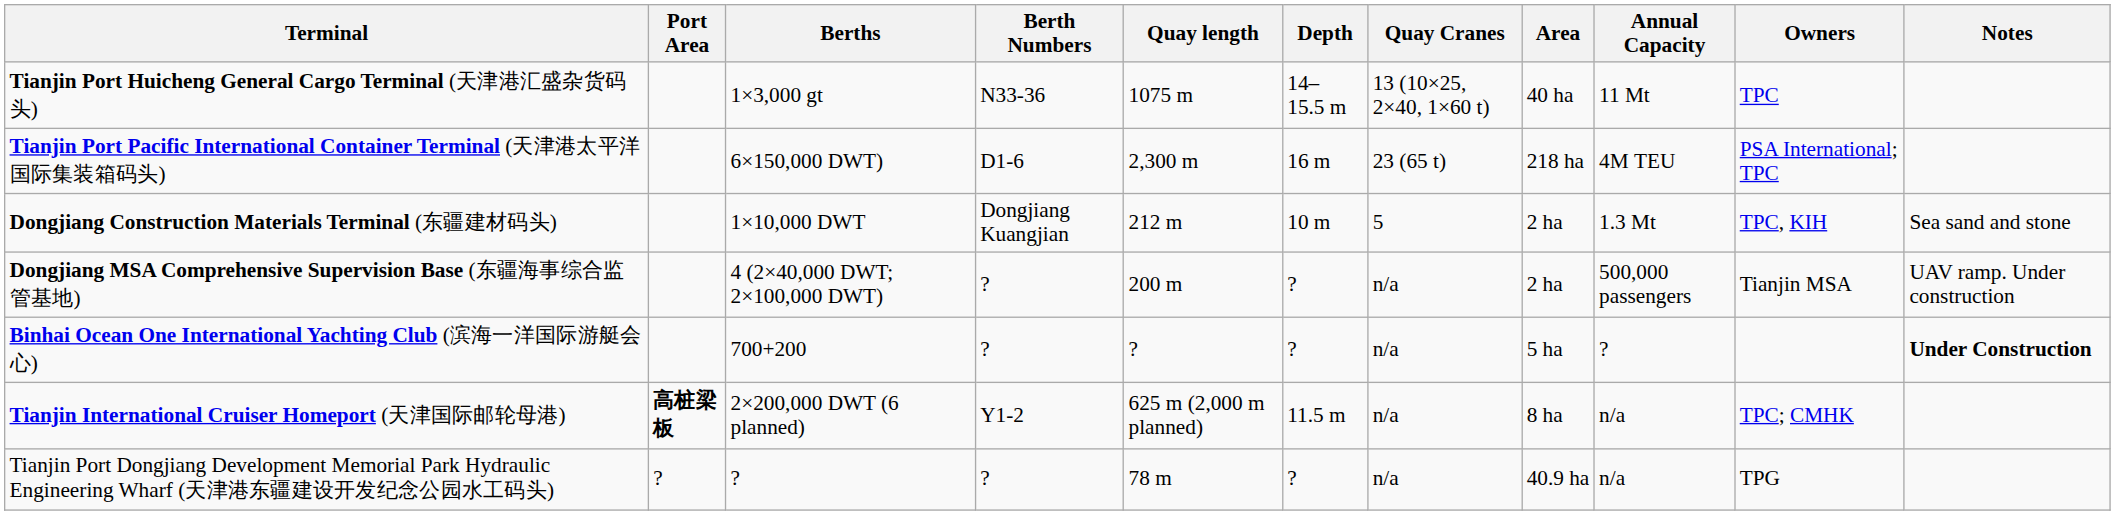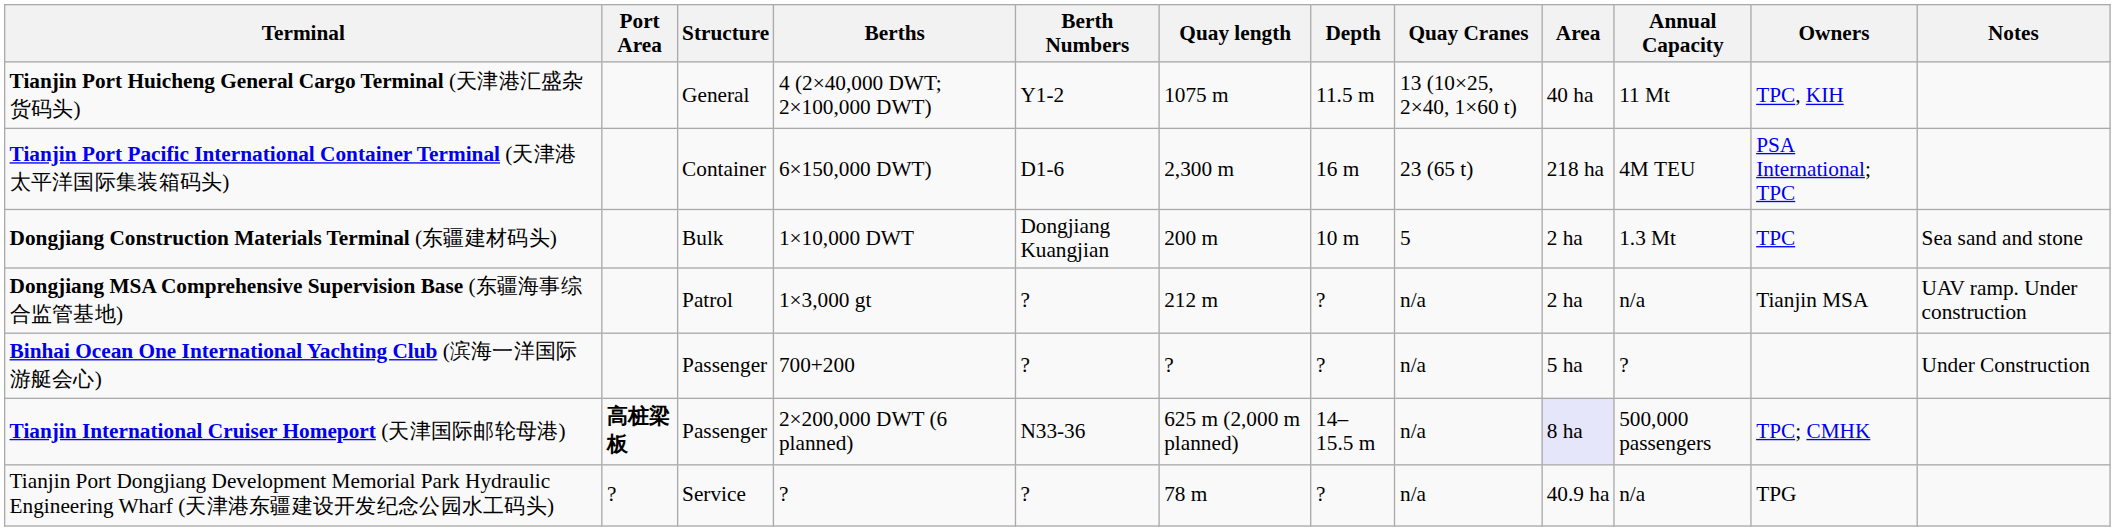+ column: (726, 33)
(777, 95) 1×3,000 gt -> (860, 95) 4 (2×40,000 DWT; 2×100,000 DWT)
(1013, 95) N33-36 -> (1042, 95) Y1-2
(1317, 95) 14–15.5 m -> (1345, 95) 11.5 m
(1759, 95) TPC -> (1800, 95) TPC, KIH
(1155, 222) 212 m -> (1191, 238) 200 m
(1783, 222) TPC, KIH -> (1776, 238) TPC
(812, 284) 4 (2×40,000 DWT; 2×100,000 DWT) -> (825, 300) 1×3,000 gt
(1155, 284) 200 m -> (1191, 300) 212 m
(1645, 284) 500,000 passengers -> (1632, 300) n/a
(2001, 349) bold -> (2006, 365) normal
(1002, 415) Y1-2 -> (1053, 431) N33-36
(1316, 415) 11.5 m -> (1346, 431) 14–15.5 m
(1545, 415) no background -> (1565, 431) lavender background
(1612, 415) n/a -> (1665, 431) 500,000 passengers
